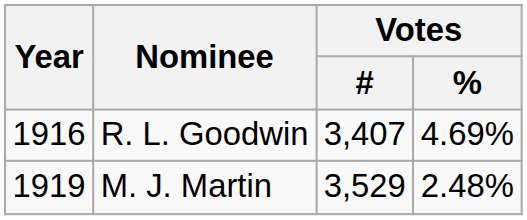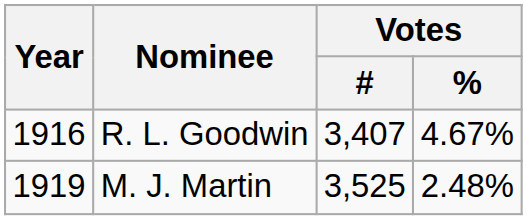(467, 134) 4.69% -> (467, 134) 4.67%
(365, 186) 3,529 -> (365, 186) 3,525
